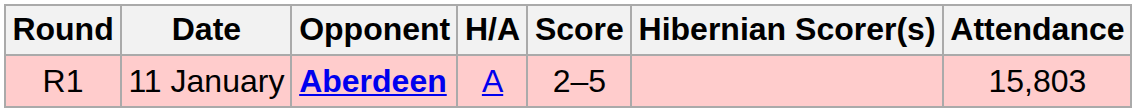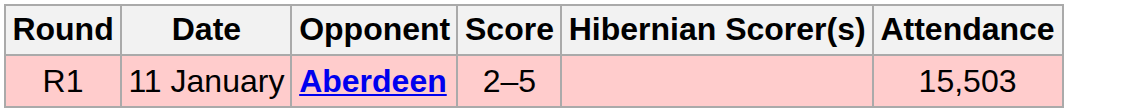- column: (493, 29)
(1037, 80) 15,803 -> (968, 80) 15,503
